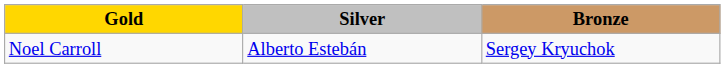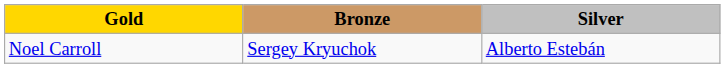columns swapped: (362, 19) <-> (601, 19)
